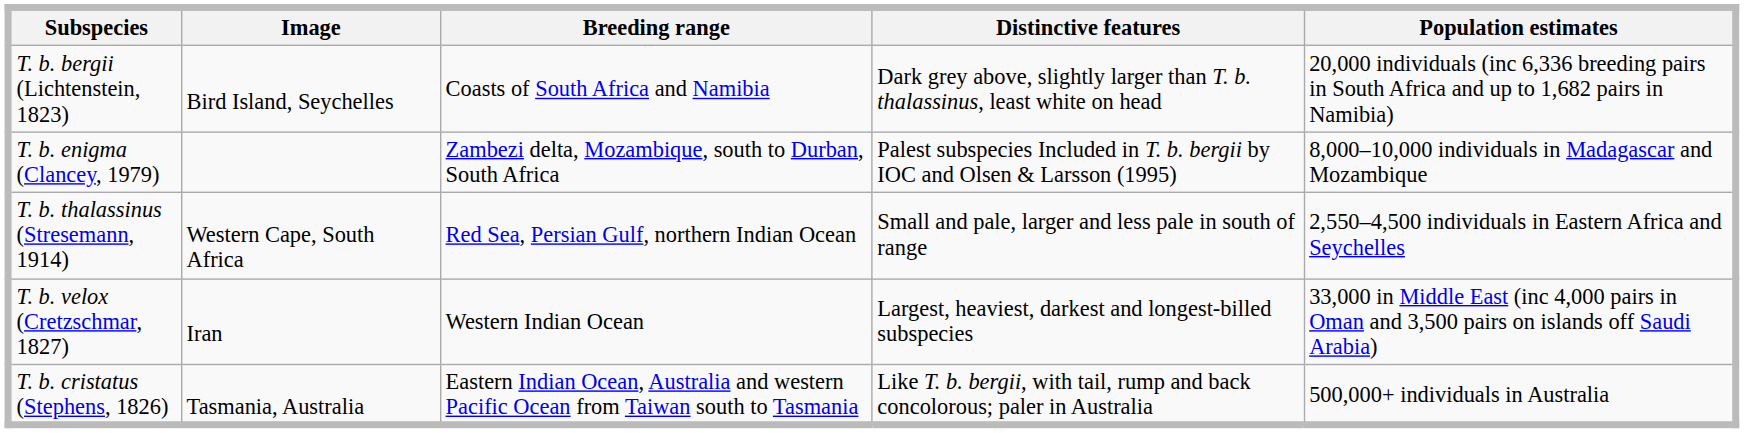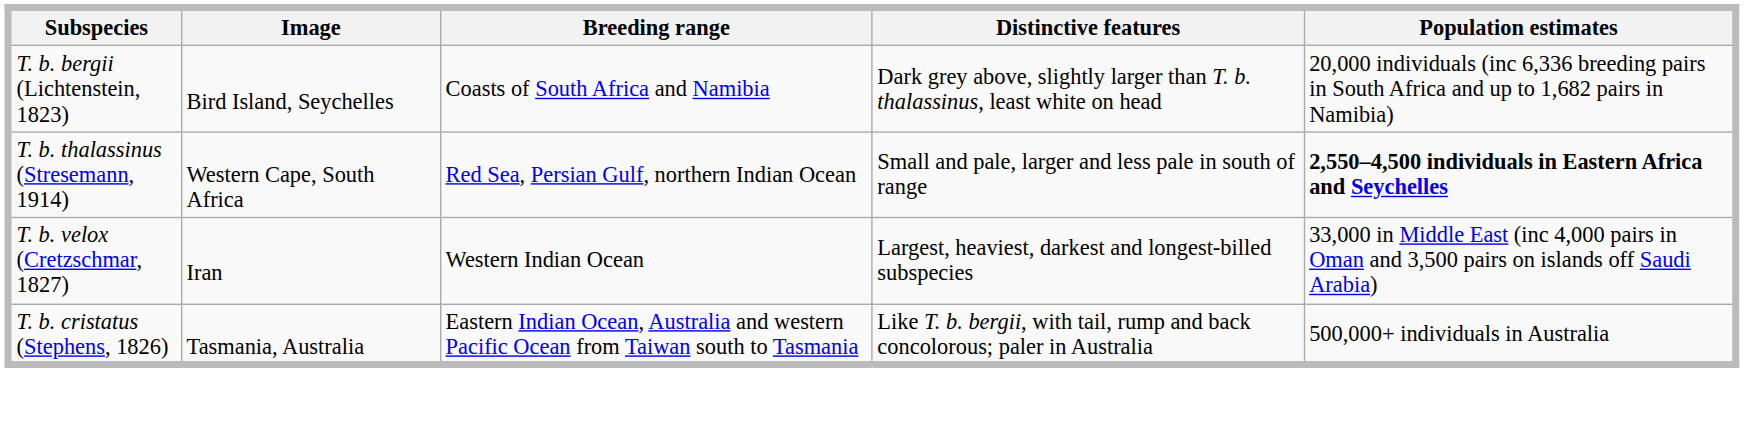- row: (88, 162)
(1515, 235) normal -> (1506, 174) bold
